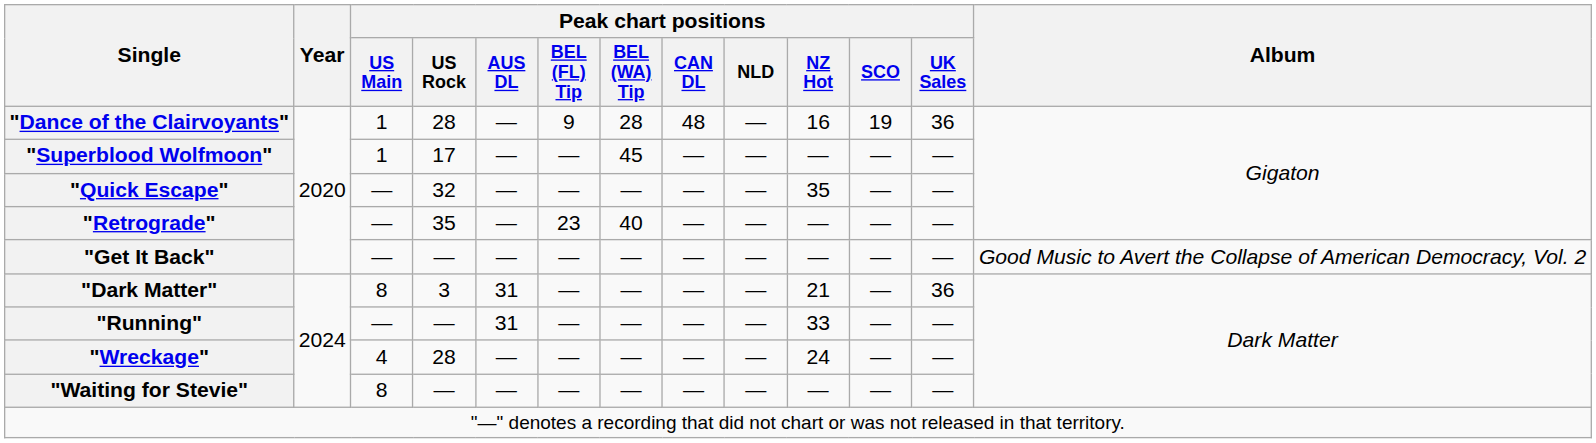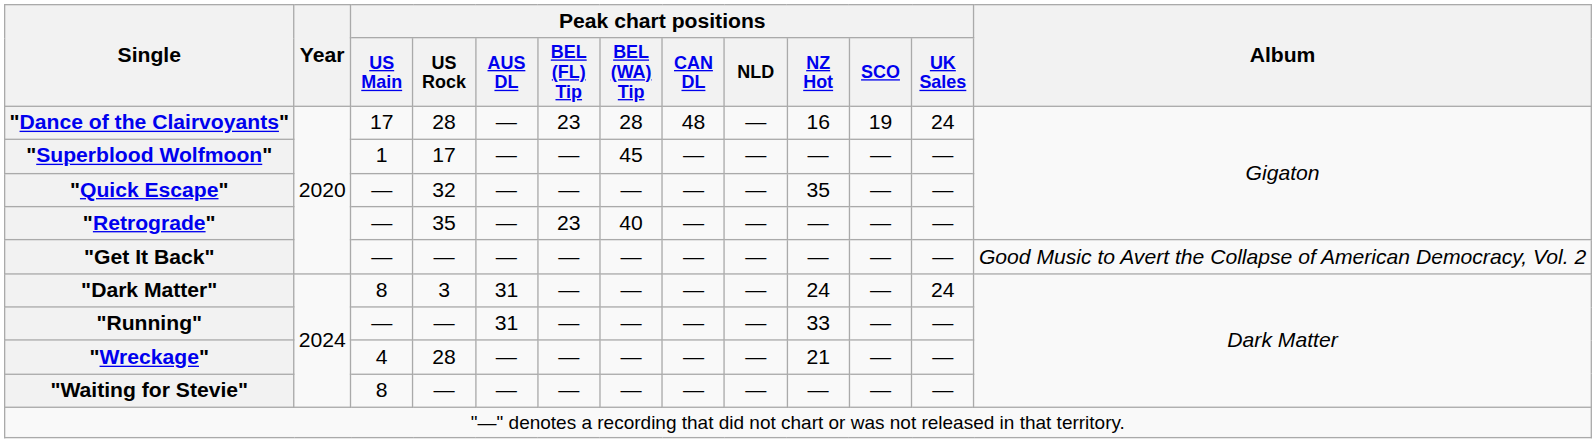(382, 122) 1 -> (382, 122) 17
(569, 122) 9 -> (569, 122) 23
(943, 122) 36 -> (943, 122) 24
(818, 290) 21 -> (818, 290) 24
(943, 290) 36 -> (943, 290) 24
(818, 357) 24 -> (818, 357) 21
